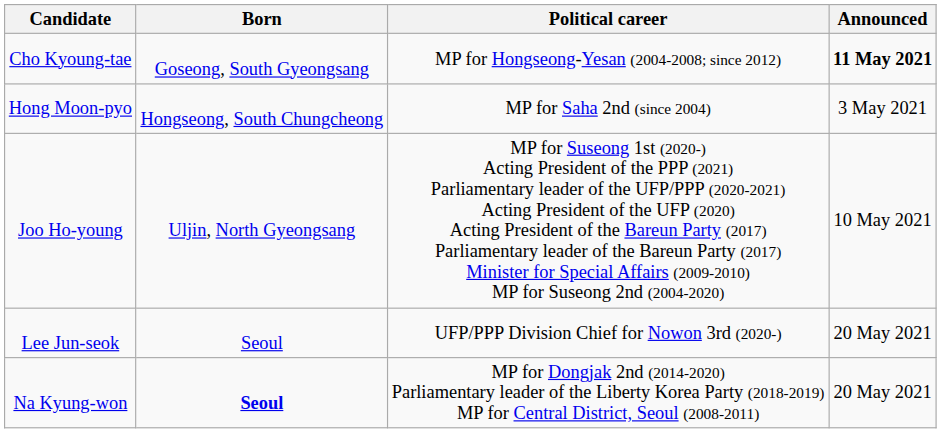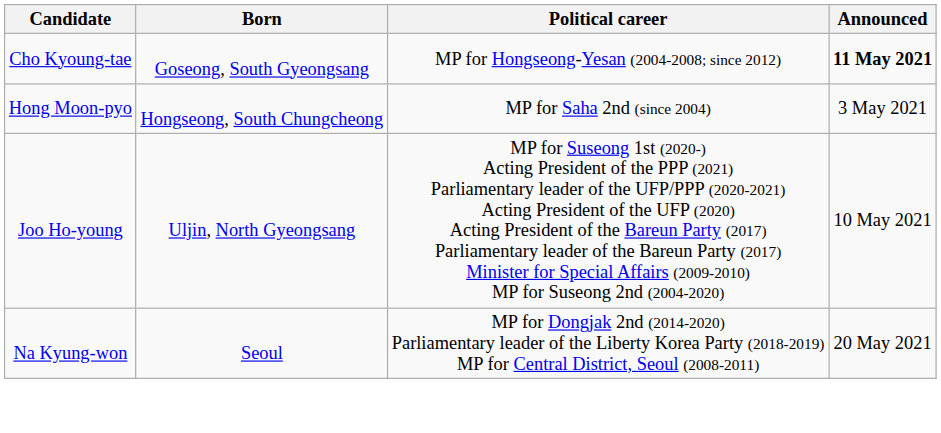- row: (70, 342)
(262, 403) bold -> (262, 353) normal
